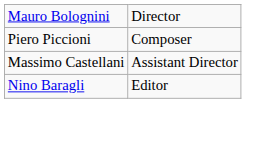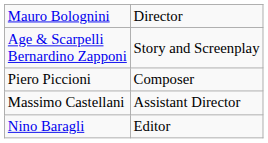+ row: (67, 47)
